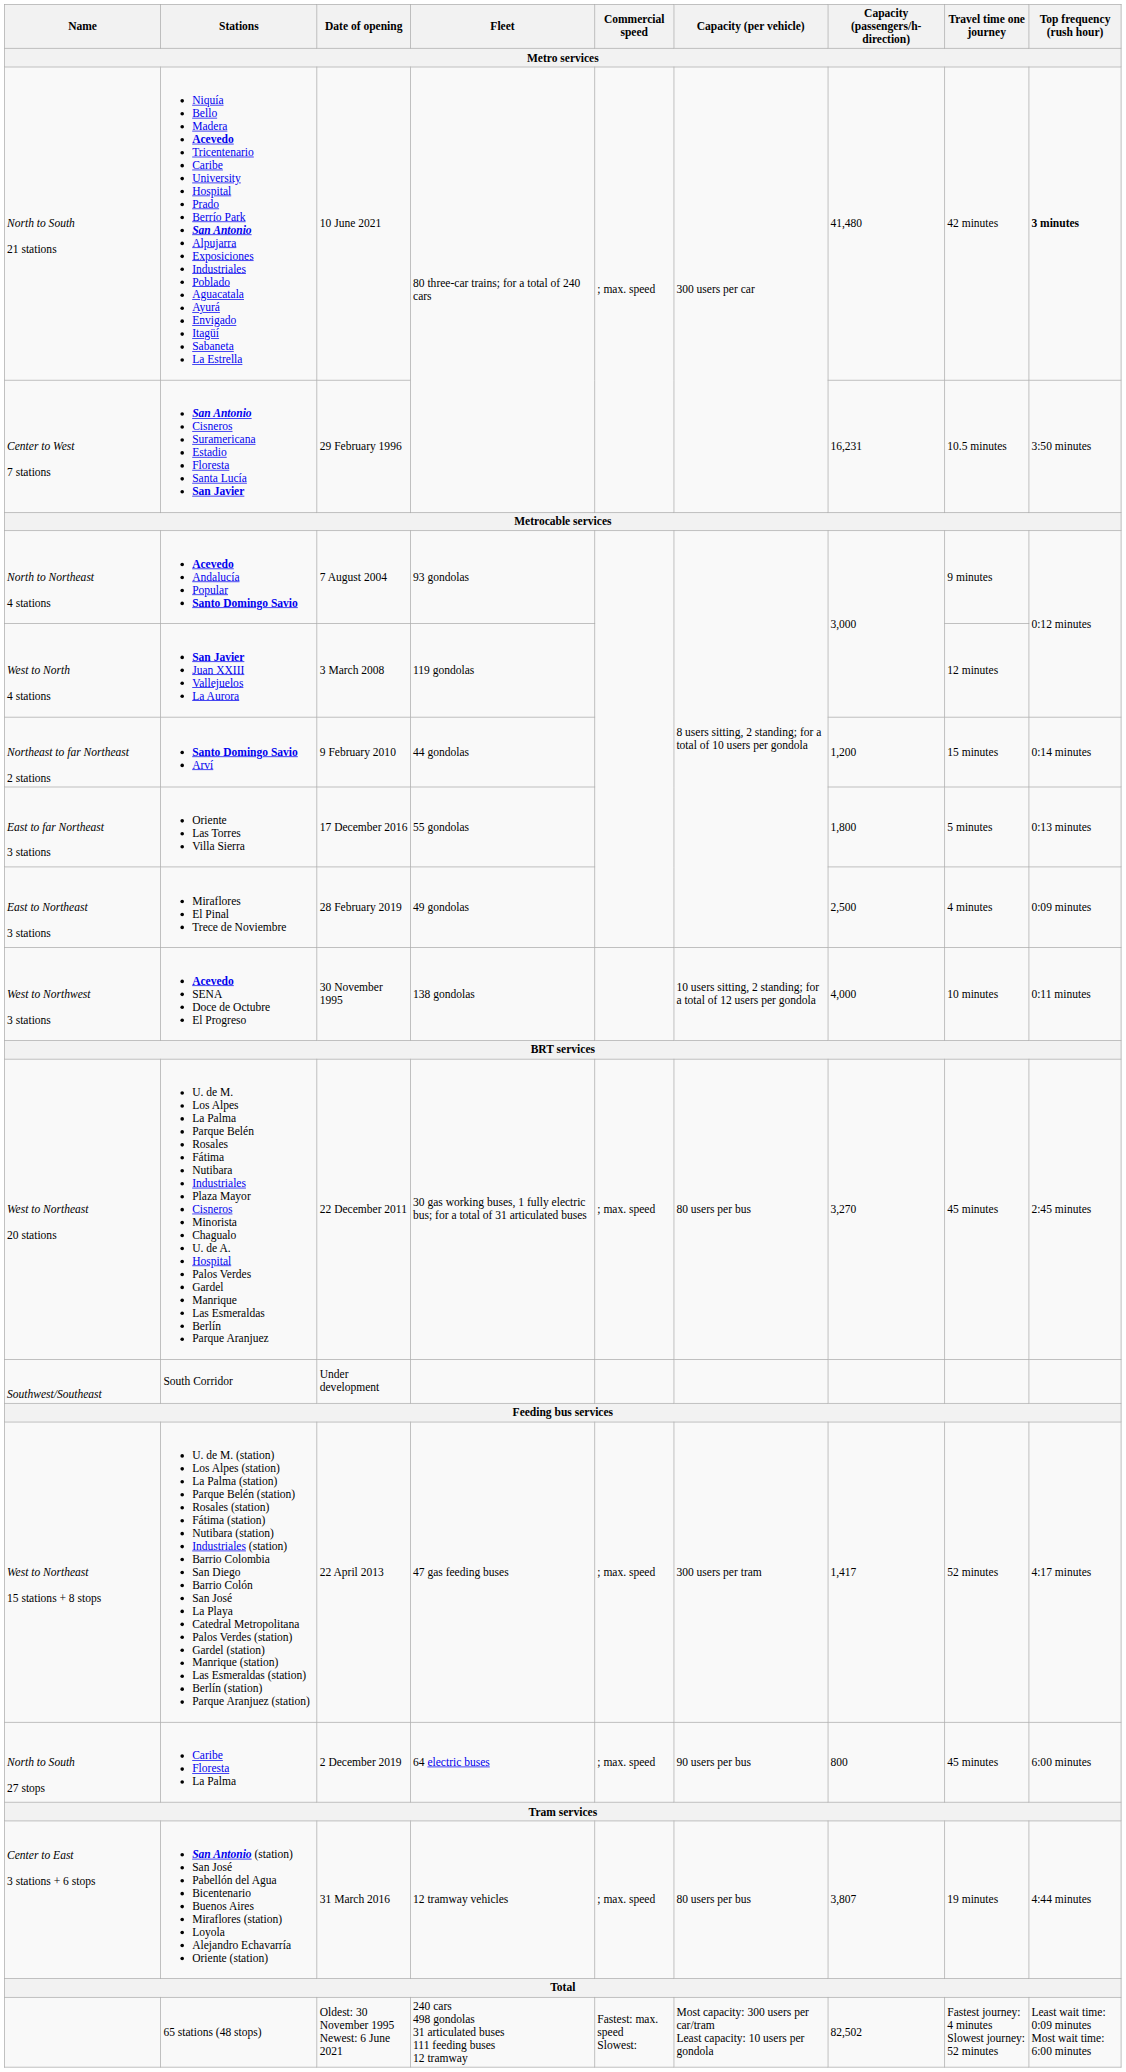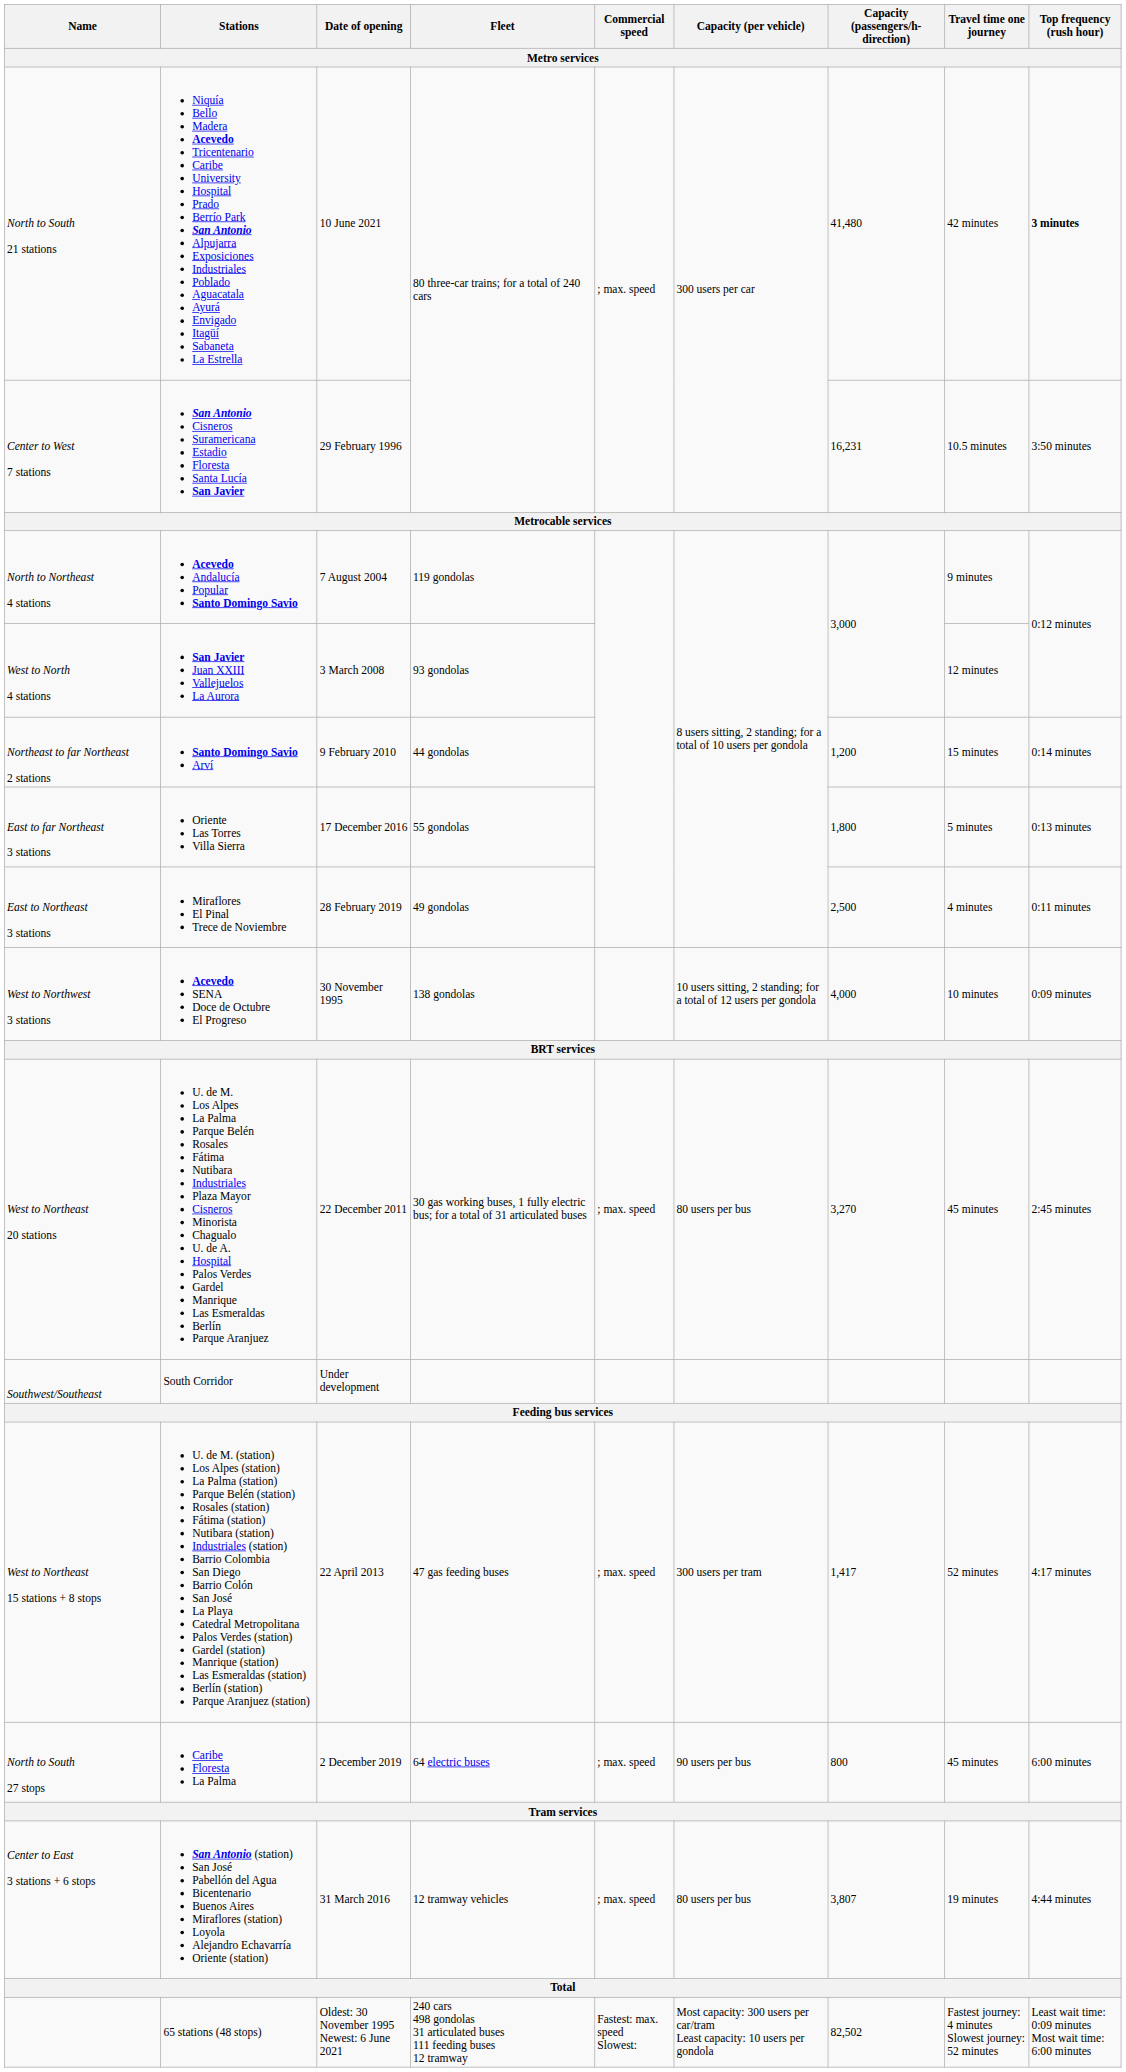(441, 577) 93 gondolas -> (444, 577) 119 gondolas
(444, 670) 119 gondolas -> (441, 670) 93 gondolas
(1061, 907) 0:09 minutes -> (1061, 907) 0:11 minutes
(1061, 994) 0:11 minutes -> (1061, 994) 0:09 minutes
